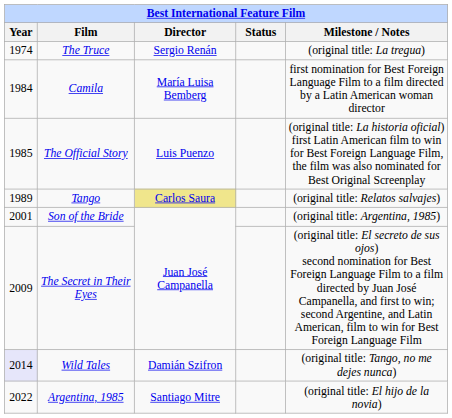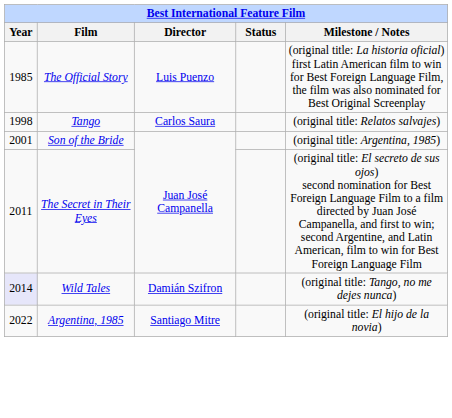- row: (86, 50)
- row: (86, 89)
(21, 198) 1989 -> (21, 121) 1998
(185, 198) khaki background -> (185, 121) no background
(21, 287) 2009 -> (21, 211) 2011
